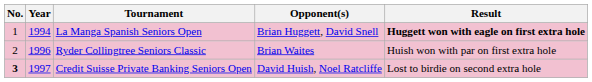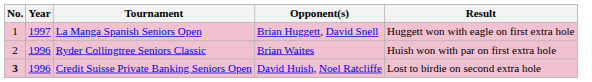(40, 32) 1994 -> (40, 32) 1997
(486, 32) bold -> (481, 32) normal
(40, 68) 1997 -> (40, 68) 1996
